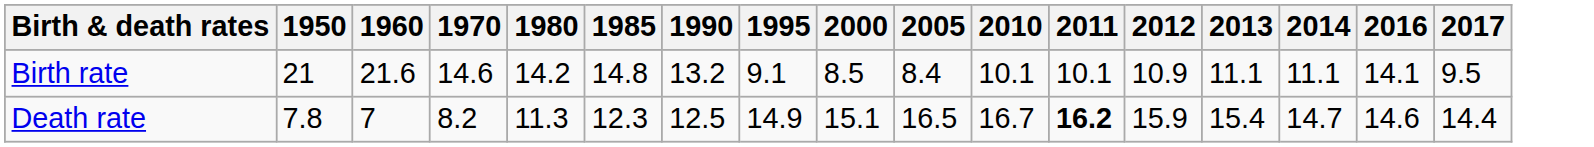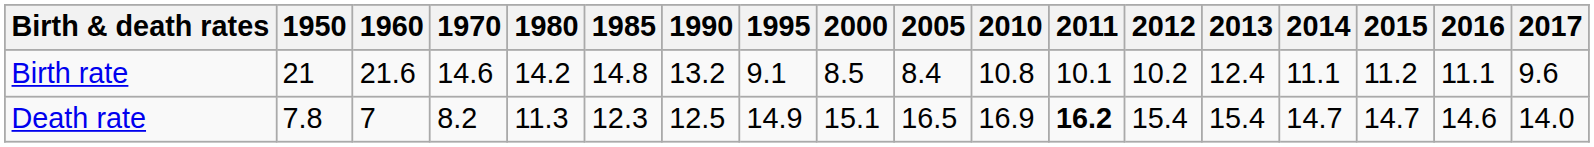+ column: (1396, 27)
(1007, 73) 10.1 -> (1007, 73) 10.8
(1160, 73) 10.9 -> (1160, 73) 10.2
(1236, 73) 11.1 -> (1237, 73) 12.4
(1392, 73) 14.1 -> (1468, 73) 11.1
(1461, 73) 9.5 -> (1538, 73) 9.6
(1007, 118) 16.7 -> (1007, 118) 16.9
(1160, 118) 15.9 -> (1160, 118) 15.4
(1469, 118) 14.4 -> (1546, 118) 14.0
